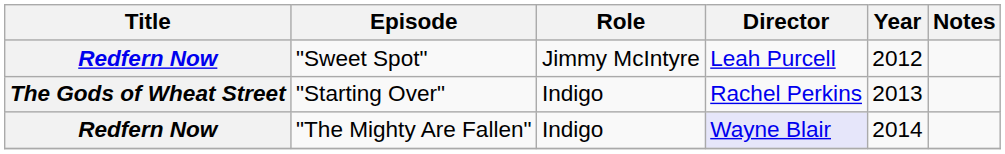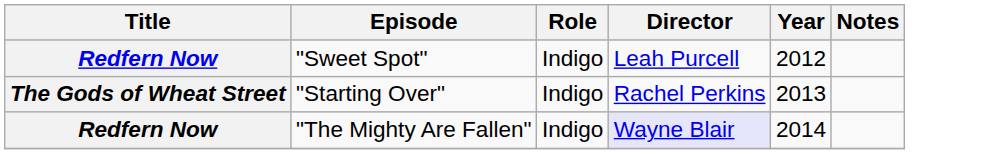(621, 58) Jimmy McIntyre -> (573, 58) Indigo
